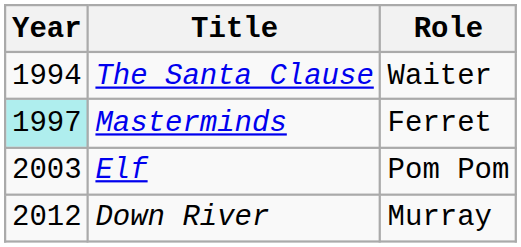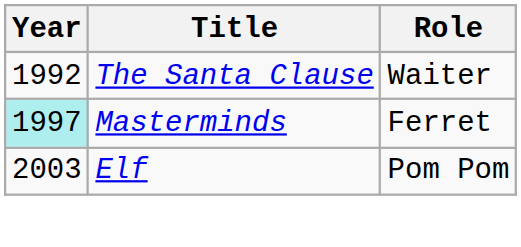(47, 76) 1994 -> (47, 76) 1992
- row: (182, 218)
